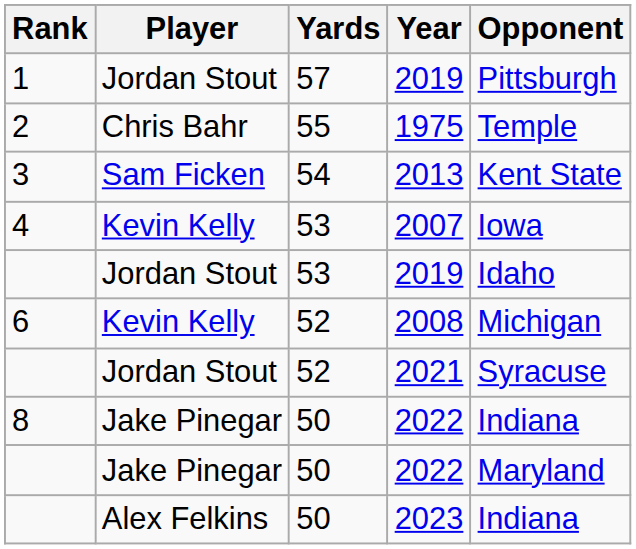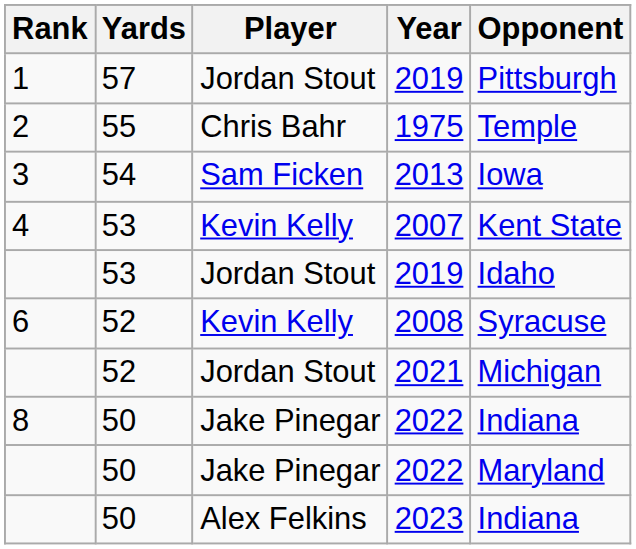columns swapped: (192, 28) <-> (338, 28)
(550, 175) Kent State -> (510, 175) Iowa
(510, 224) Iowa -> (550, 224) Kent State
(539, 322) Michigan -> (542, 322) Syracuse
(542, 371) Syracuse -> (539, 371) Michigan
